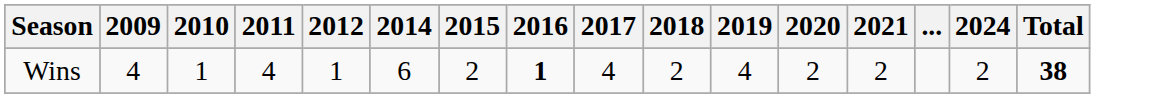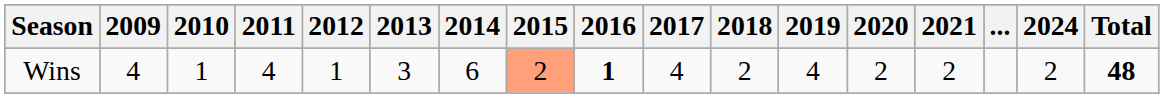+ column: (404, 26)
(472, 70) no background -> (540, 70) lightsalmon background
(1053, 70) 38 -> (1121, 70) 48
